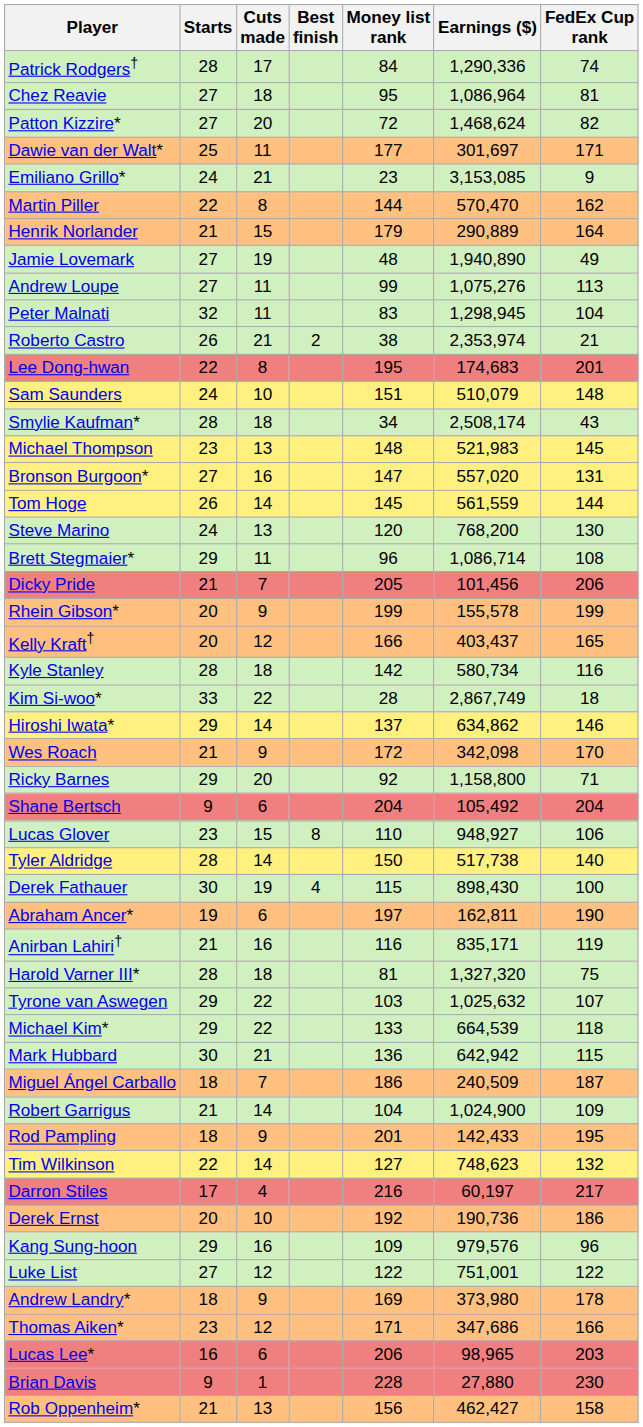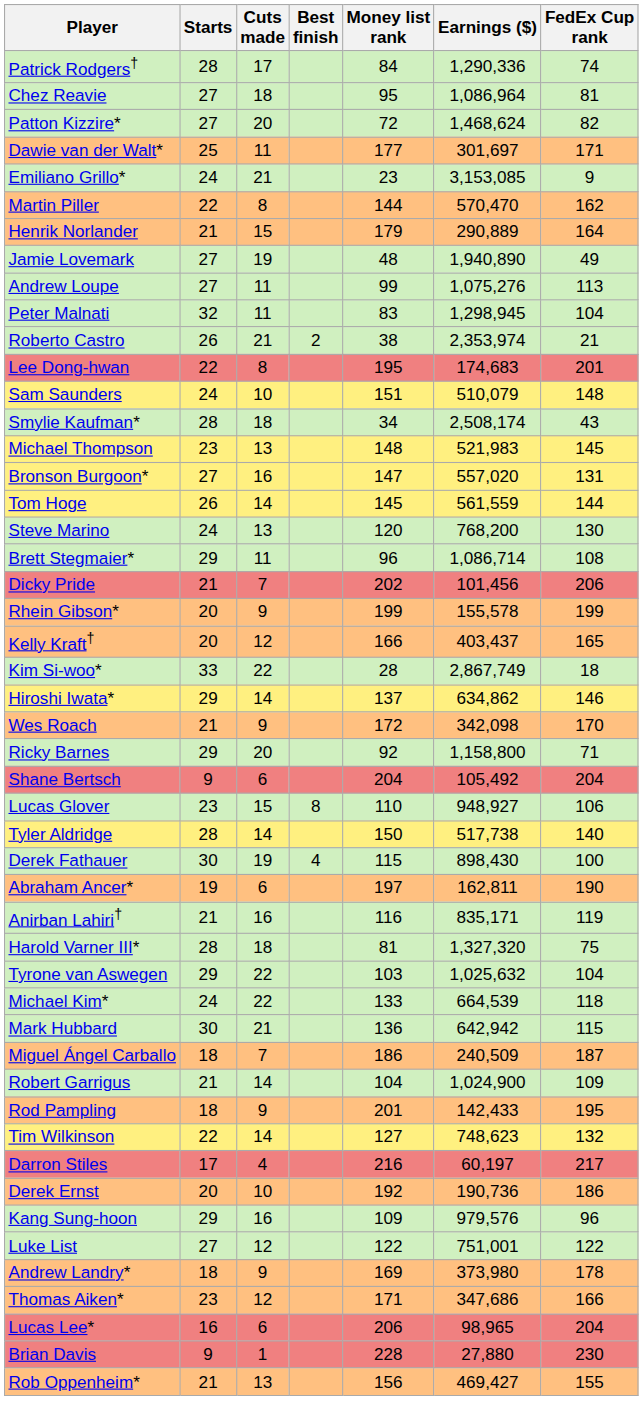(388, 584) 205 -> (388, 584) 202
- row: (56, 671)
(590, 1001) 107 -> (590, 974) 104
(208, 1028) 29 -> (208, 1001) 24
(590, 1354) 203 -> (590, 1327) 204
(488, 1408) 462,427 -> (488, 1381) 469,427
(590, 1408) 158 -> (590, 1381) 155
